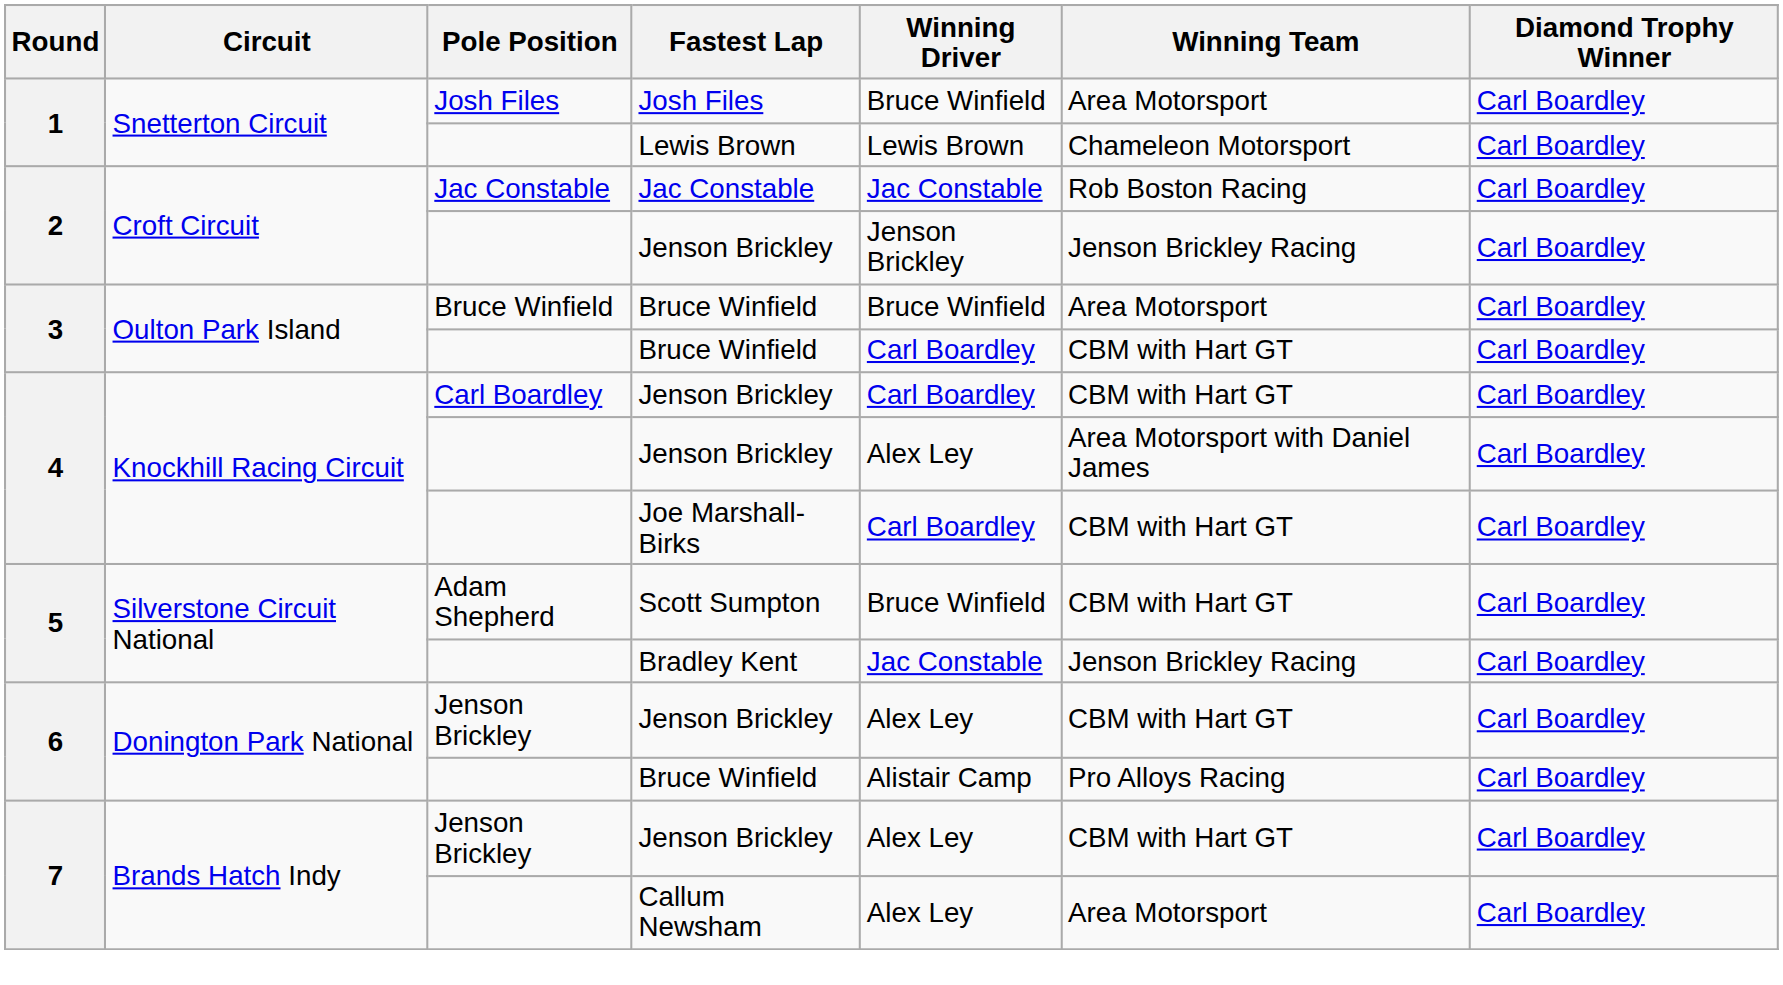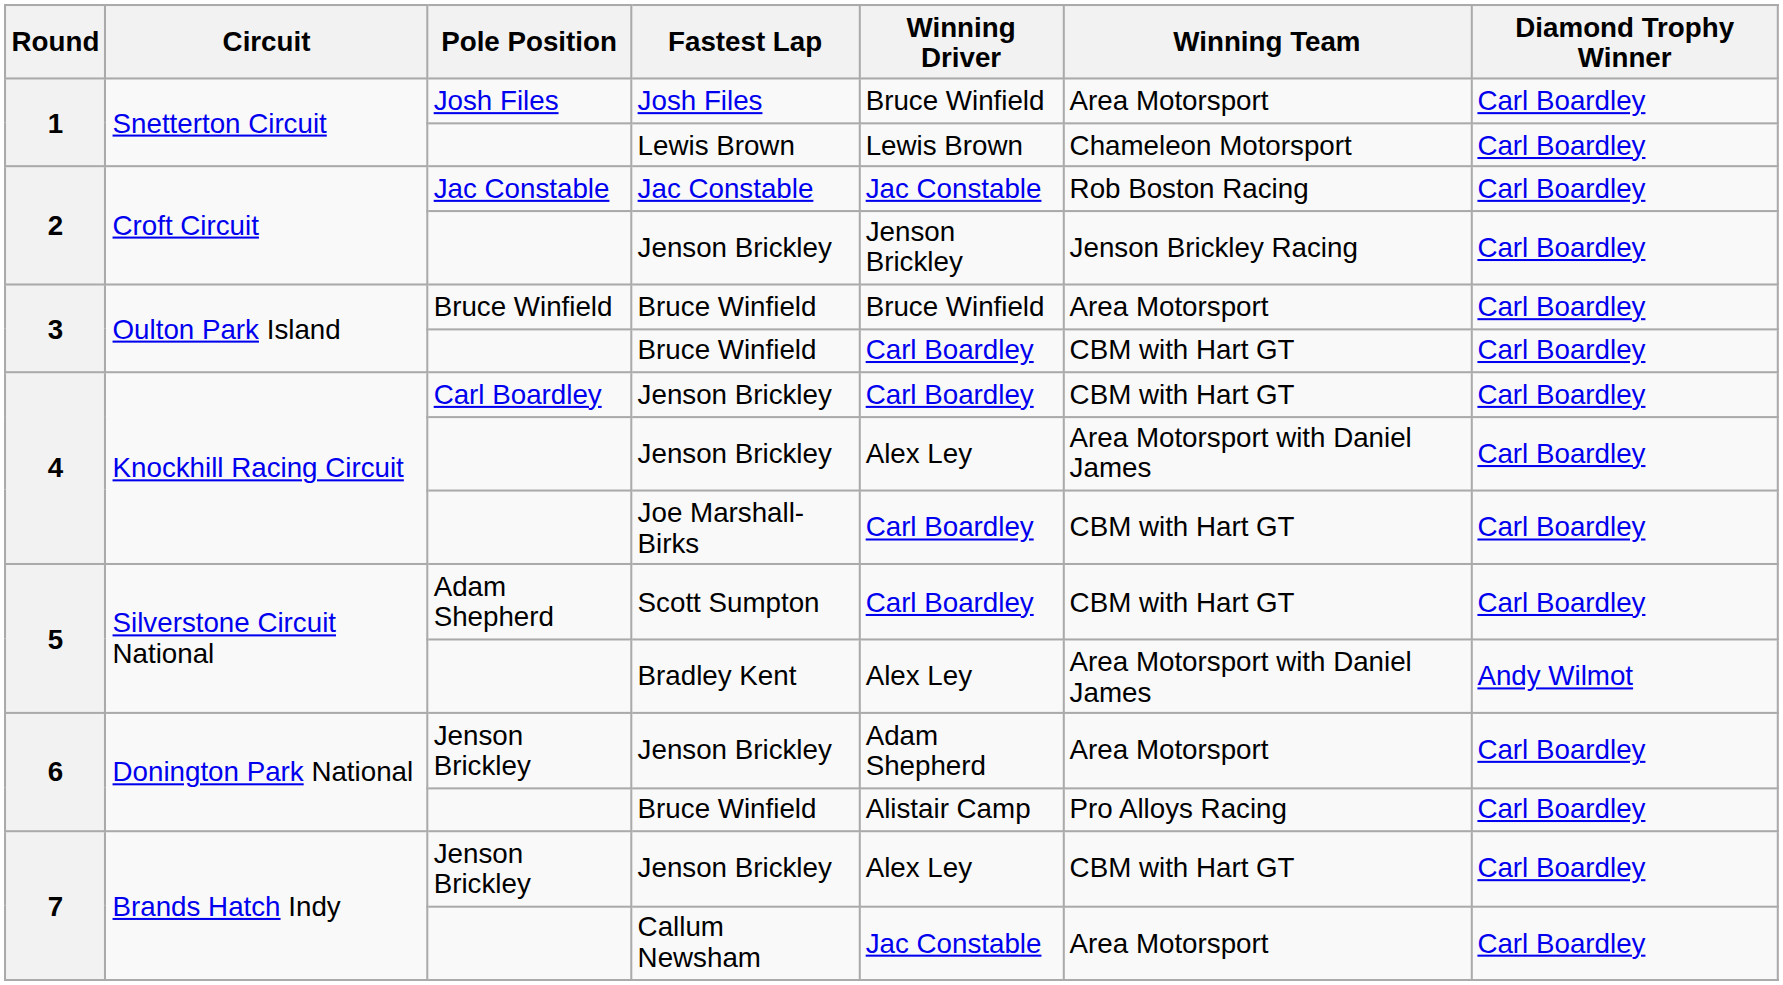(956, 602) Bruce Winfield -> (950, 602) Carl Boardley
(955, 661) Jac Constable -> (919, 676) Alex Ley
(1212, 661) Jenson Brickley Racing -> (1241, 676) Area Motorsport with Daniel James
(1561, 661) Carl Boardley -> (1555, 676) Andy Wilmot
(920, 720) Alex Ley -> (926, 750) Adam Shepherd
(1181, 720) CBM with Hart GT -> (1169, 750) Area Motorsport
(920, 912) Alex Ley -> (954, 943) Jac Constable
